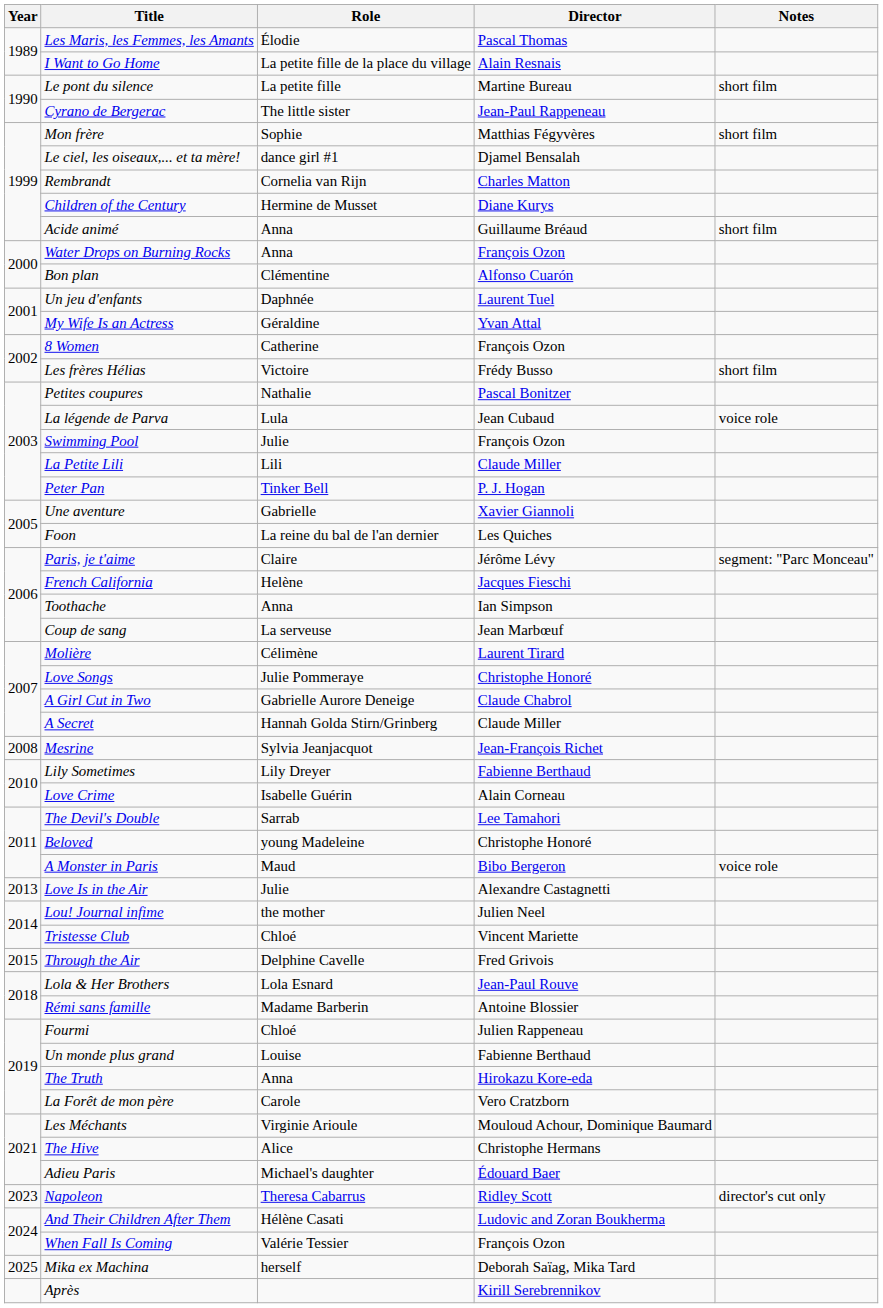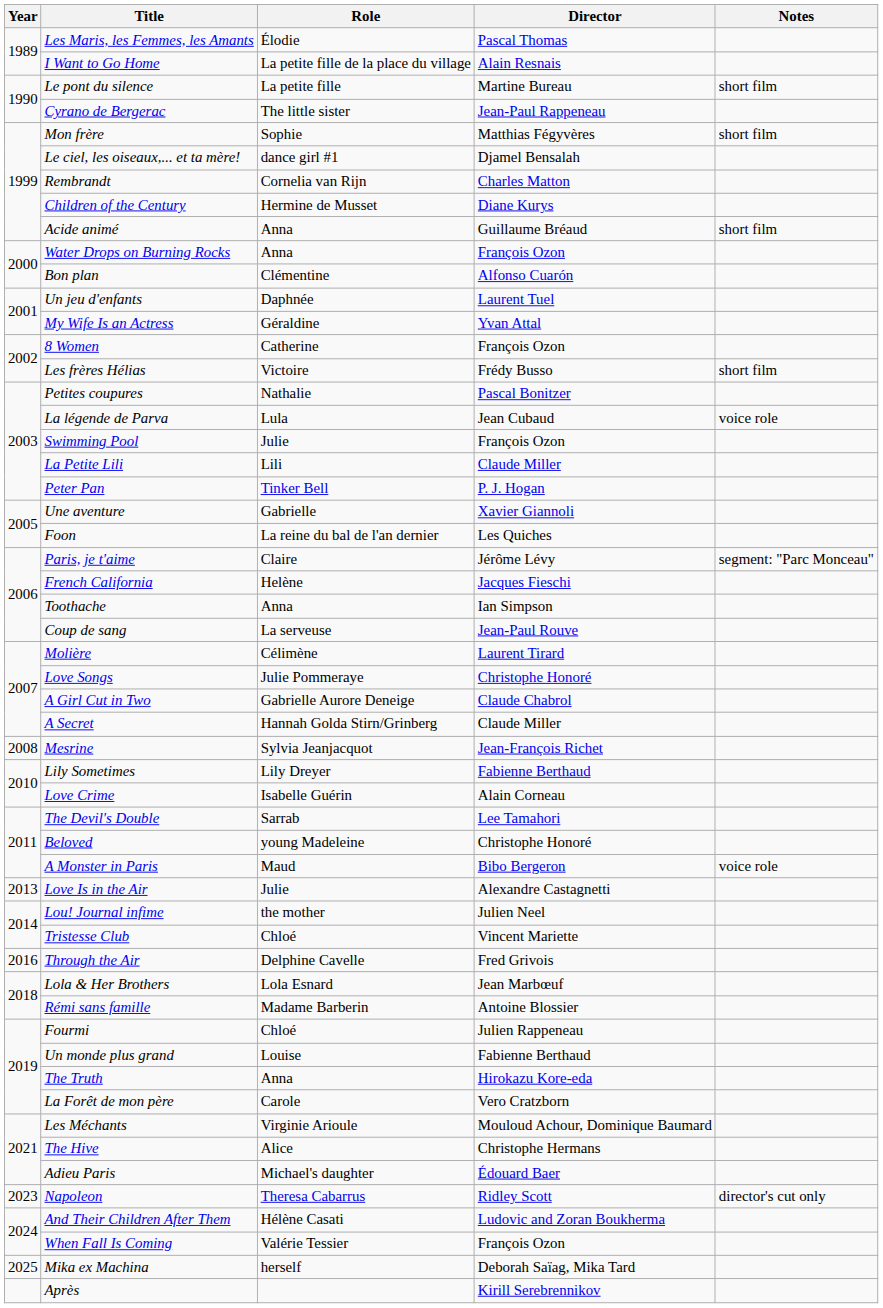(521, 629) Jean Marbœuf -> (528, 629) Jean-Paul Rouve
(23, 960) 2015 -> (23, 960) 2016
(528, 983) Jean-Paul Rouve -> (521, 983) Jean Marbœuf
